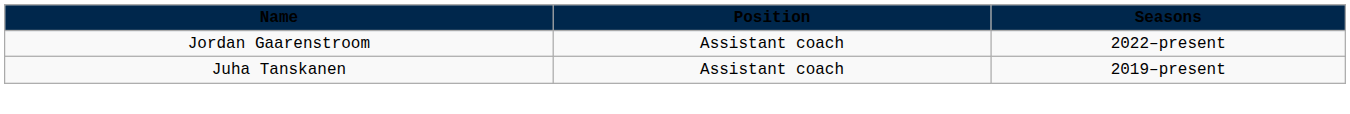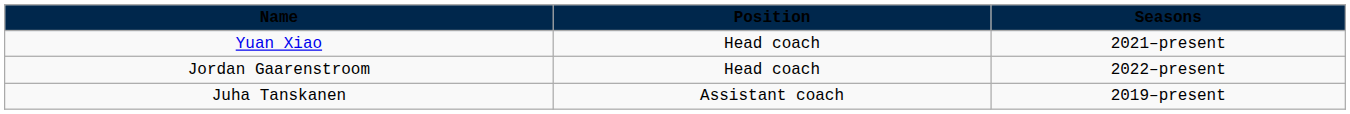+ row: (279, 44)
(772, 44) Assistant coach -> (772, 70) Head coach
